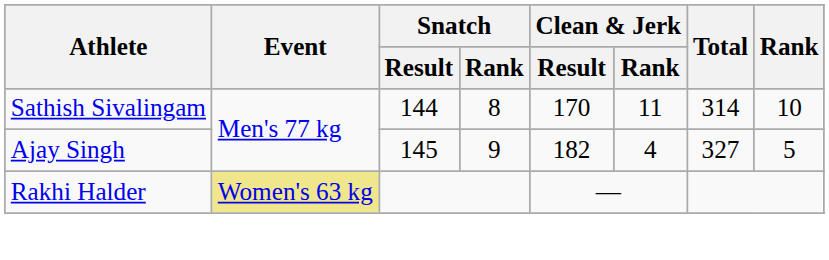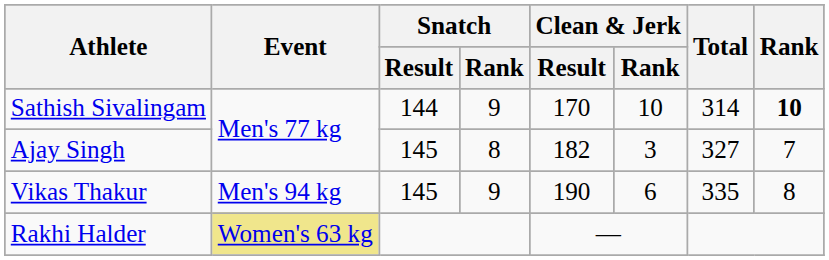(494, 108) 8 -> (494, 108) 9
(650, 108) 11 -> (650, 108) 10
(789, 108) normal -> (789, 108) bold
(494, 150) 9 -> (494, 150) 8
(650, 150) 4 -> (650, 150) 3
(789, 150) 5 -> (789, 150) 7
+ row: (79, 191)
